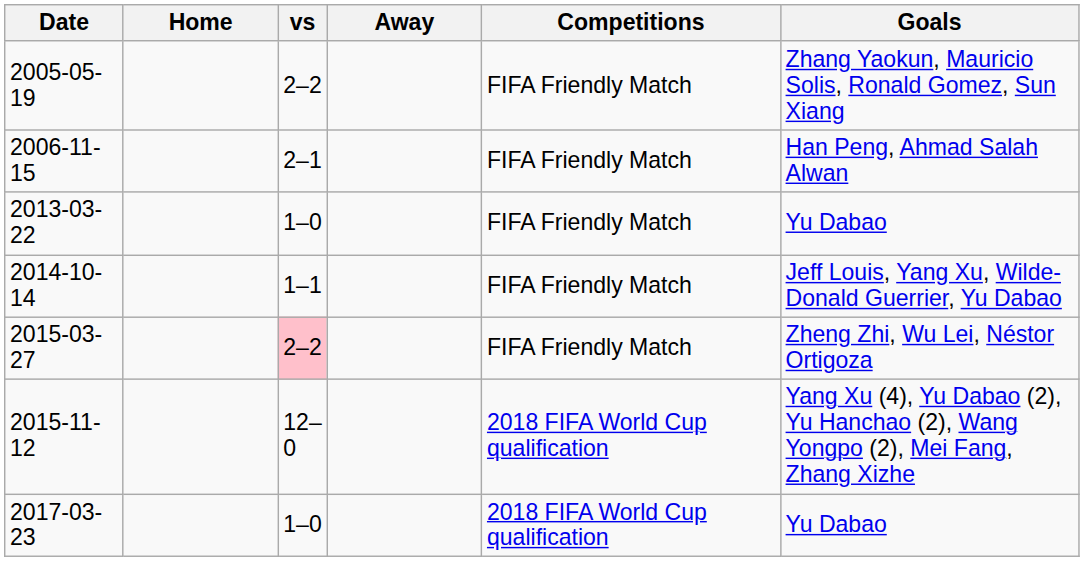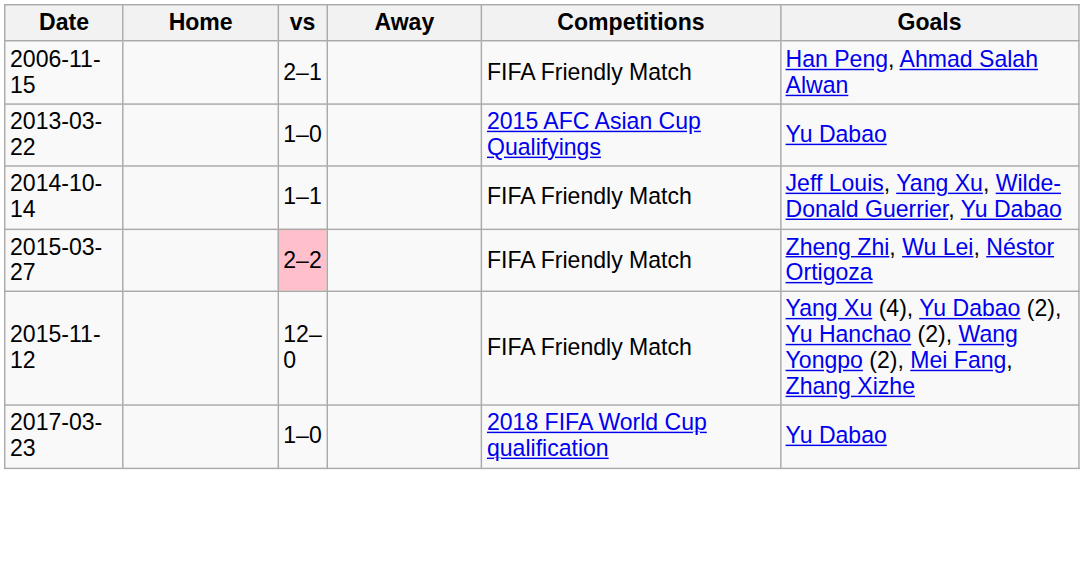- row: (56, 85)
(589, 223) FIFA Friendly Match -> (594, 134) 2015 AFC Asian Cup Qualifyings
(597, 436) 2018 FIFA World Cup qualification -> (589, 348) FIFA Friendly Match
